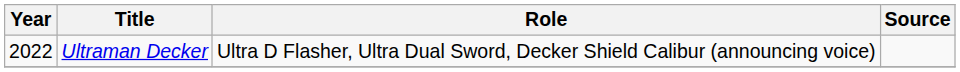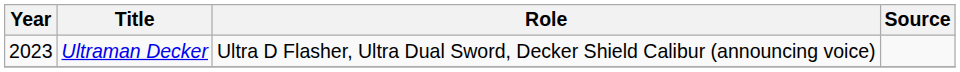(31, 50) 2022 -> (31, 50) 2023
